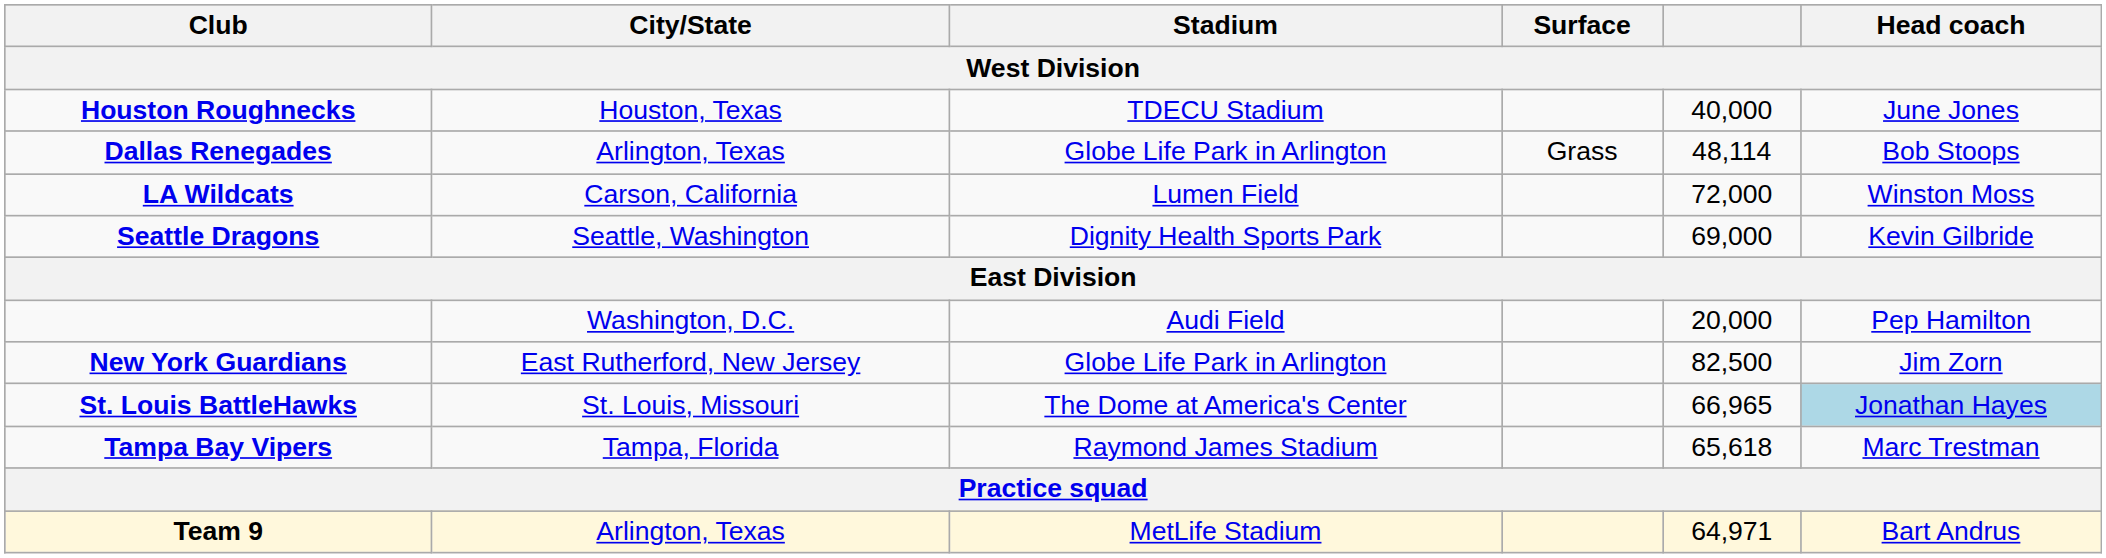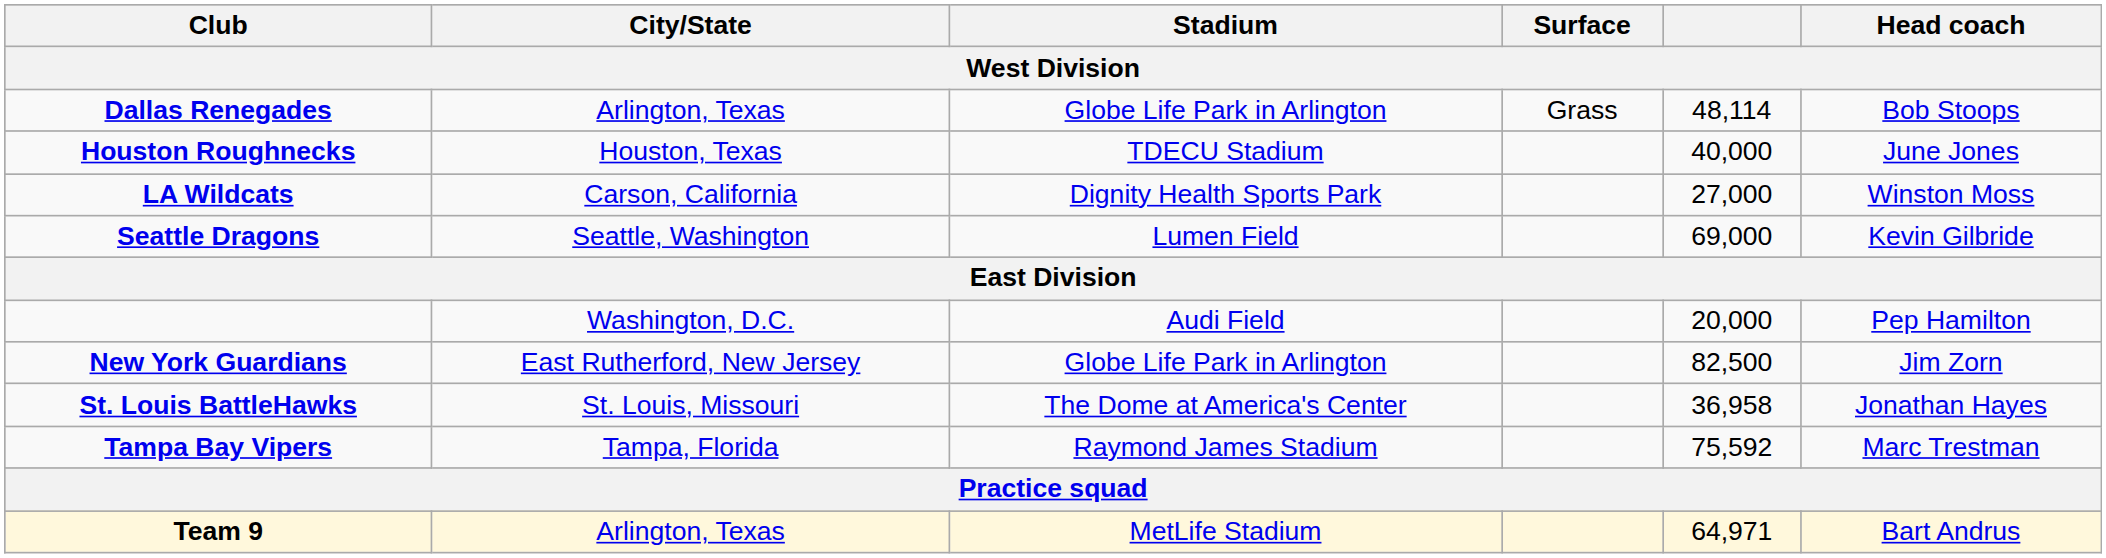rows swapped: (218, 151) <-> (218, 109)
(1226, 194) Lumen Field -> (1226, 194) Dignity Health Sports Park
(1732, 194) 72,000 -> (1732, 194) 27,000
(1226, 236) Dignity Health Sports Park -> (1226, 236) Lumen Field
(1732, 404) 66,965 -> (1732, 404) 36,958
(1951, 404) lightblue background -> (1951, 404) no background
(1732, 446) 65,618 -> (1732, 446) 75,592
